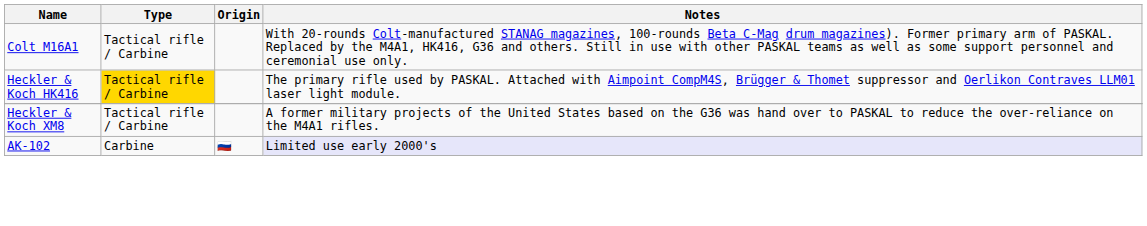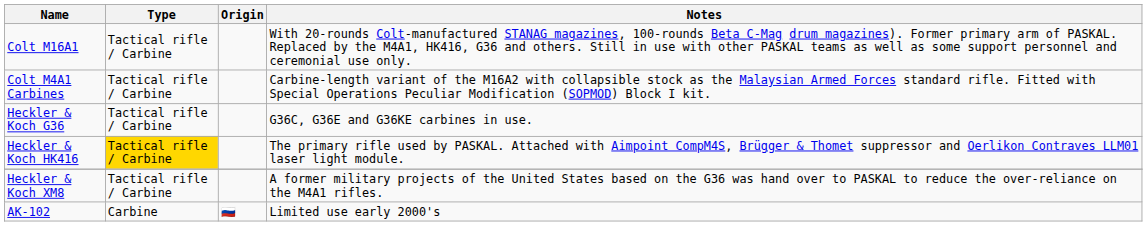+ row: (39, 87)
+ row: (39, 120)
(351, 146) lavender background -> (355, 212) no background
